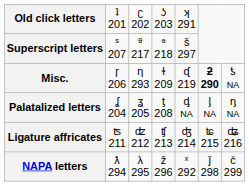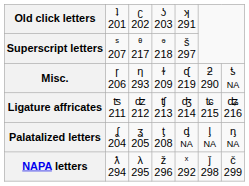(210, 78) bold -> (210, 78) normal
rows swapped: (55, 107) <-> (55, 137)
